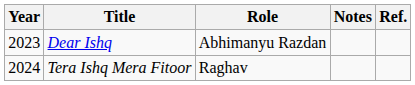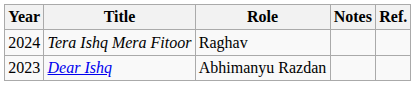rows swapped: (80, 42) <-> (119, 67)
